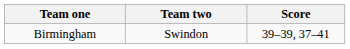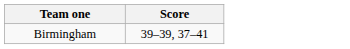- column: (186, 14)
